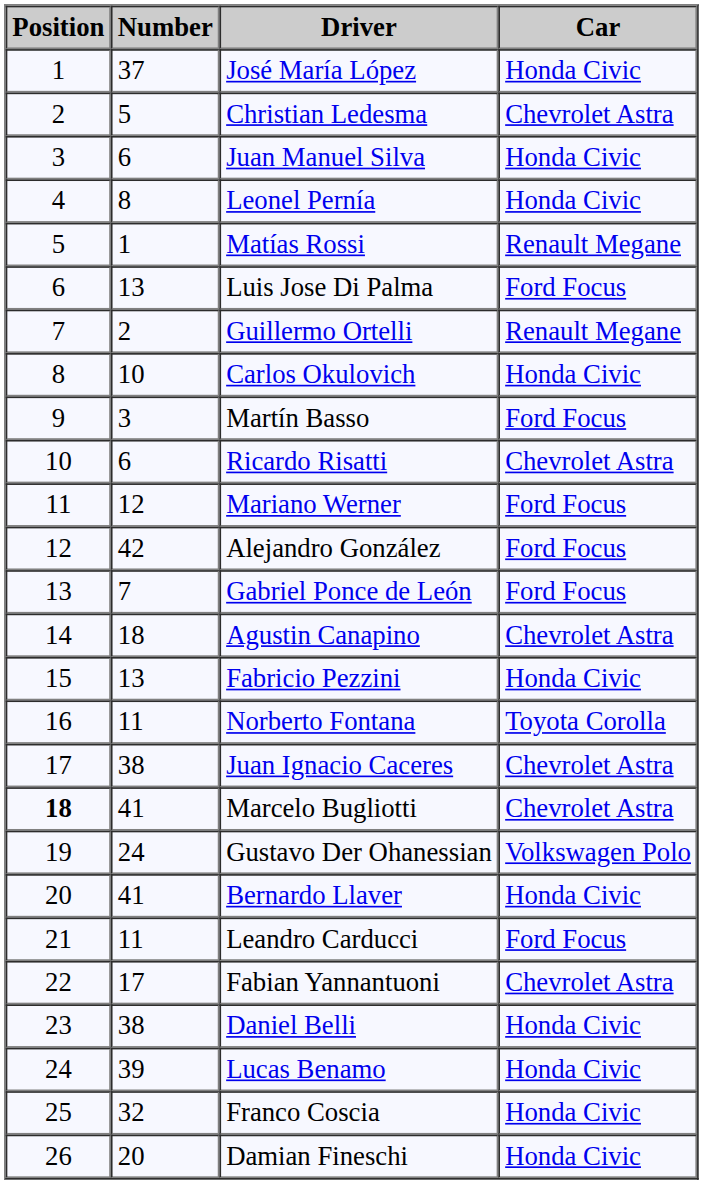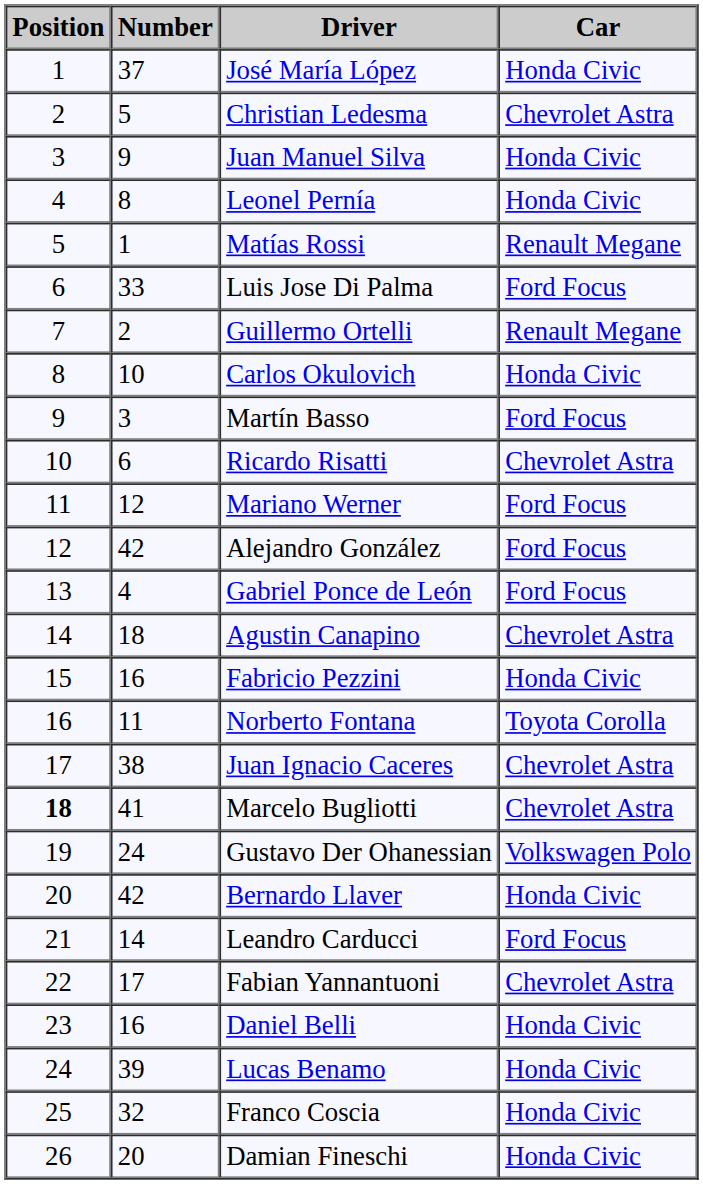(124, 157) 6 -> (124, 157) 9
(131, 287) 13 -> (131, 287) 33
(124, 591) 7 -> (124, 591) 4
(131, 678) 13 -> (131, 678) 16
(131, 895) 41 -> (131, 895) 42
(131, 938) 11 -> (131, 938) 14
(131, 1025) 38 -> (131, 1025) 16
